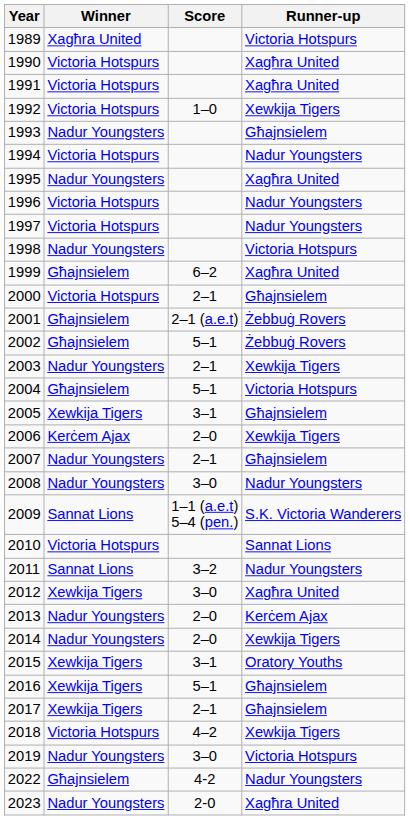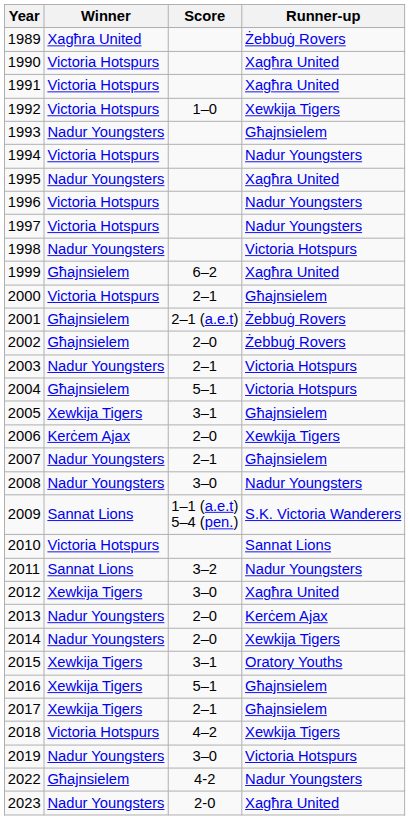(301, 39) Victoria Hotspurs -> (295, 39) Żebbuġ Rovers
(205, 343) 5–1 -> (205, 343) 2–0
(293, 366) Xewkija Tigers -> (301, 366) Victoria Hotspurs
